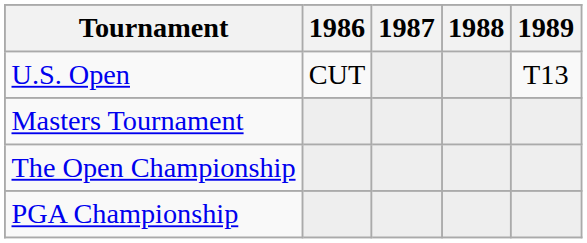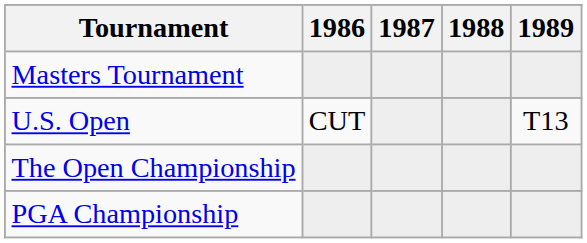rows swapped: (128, 121) <-> (71, 74)
